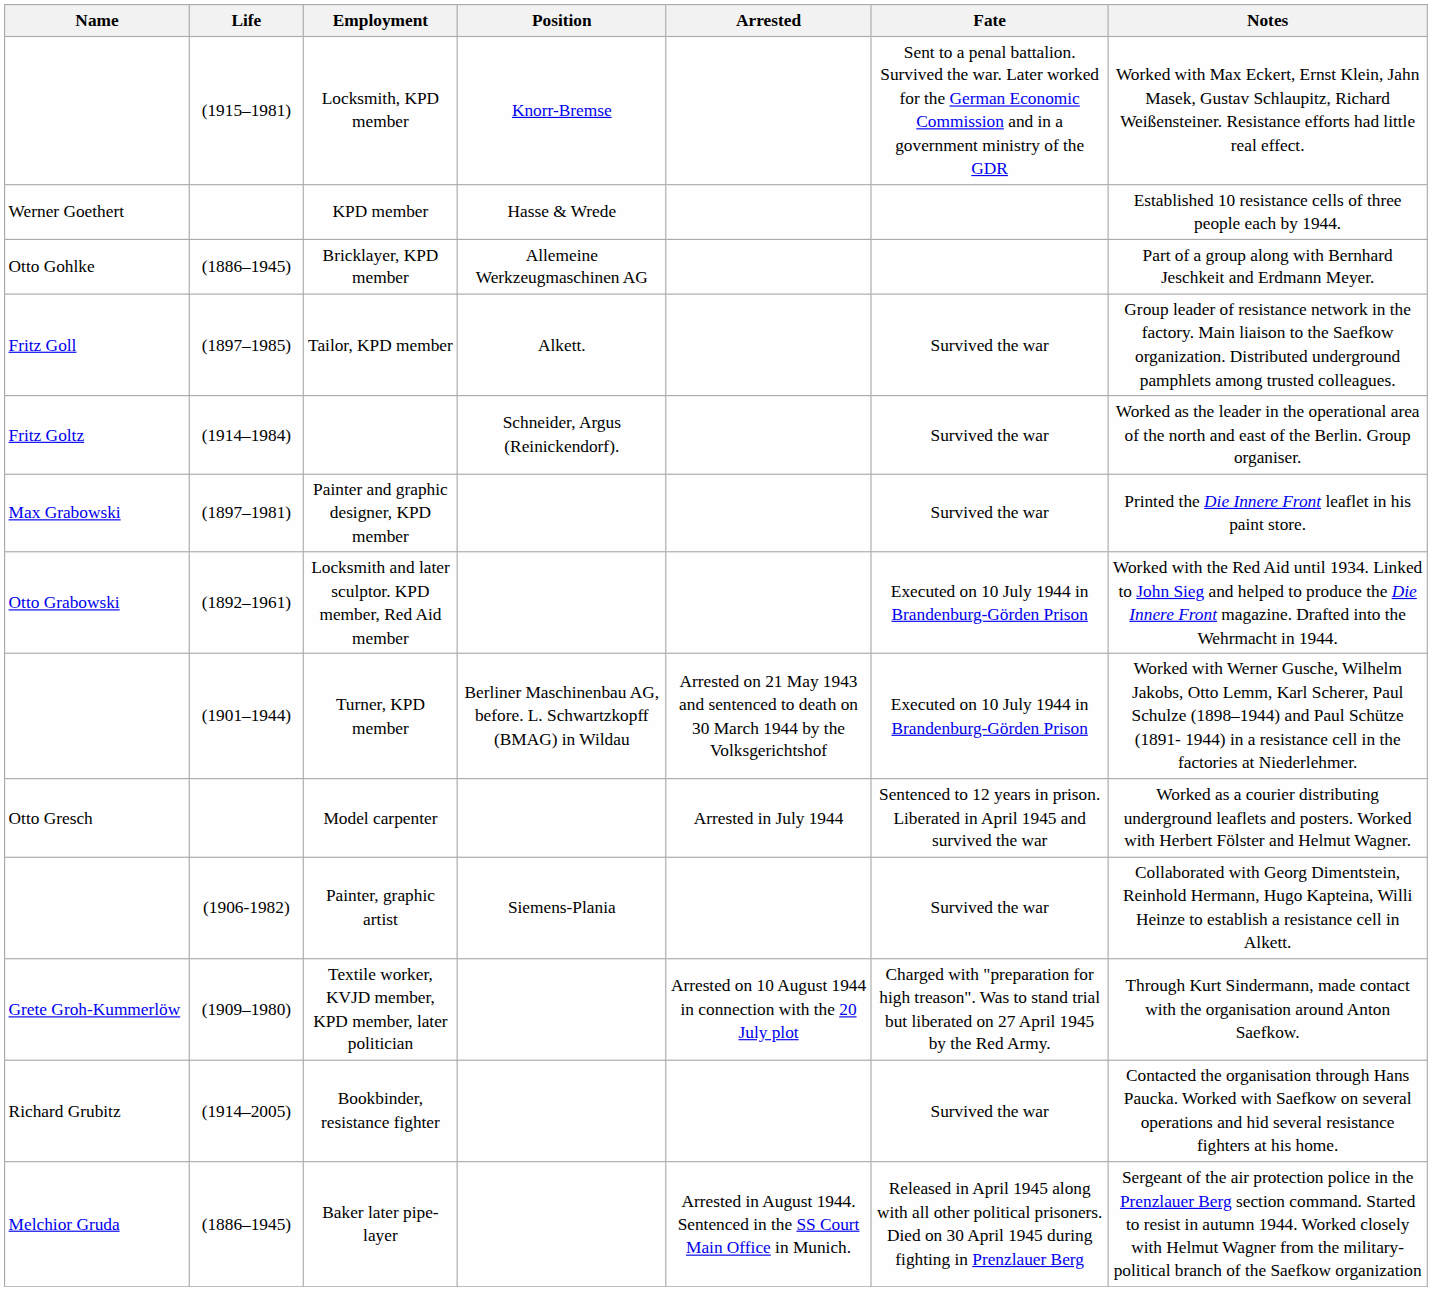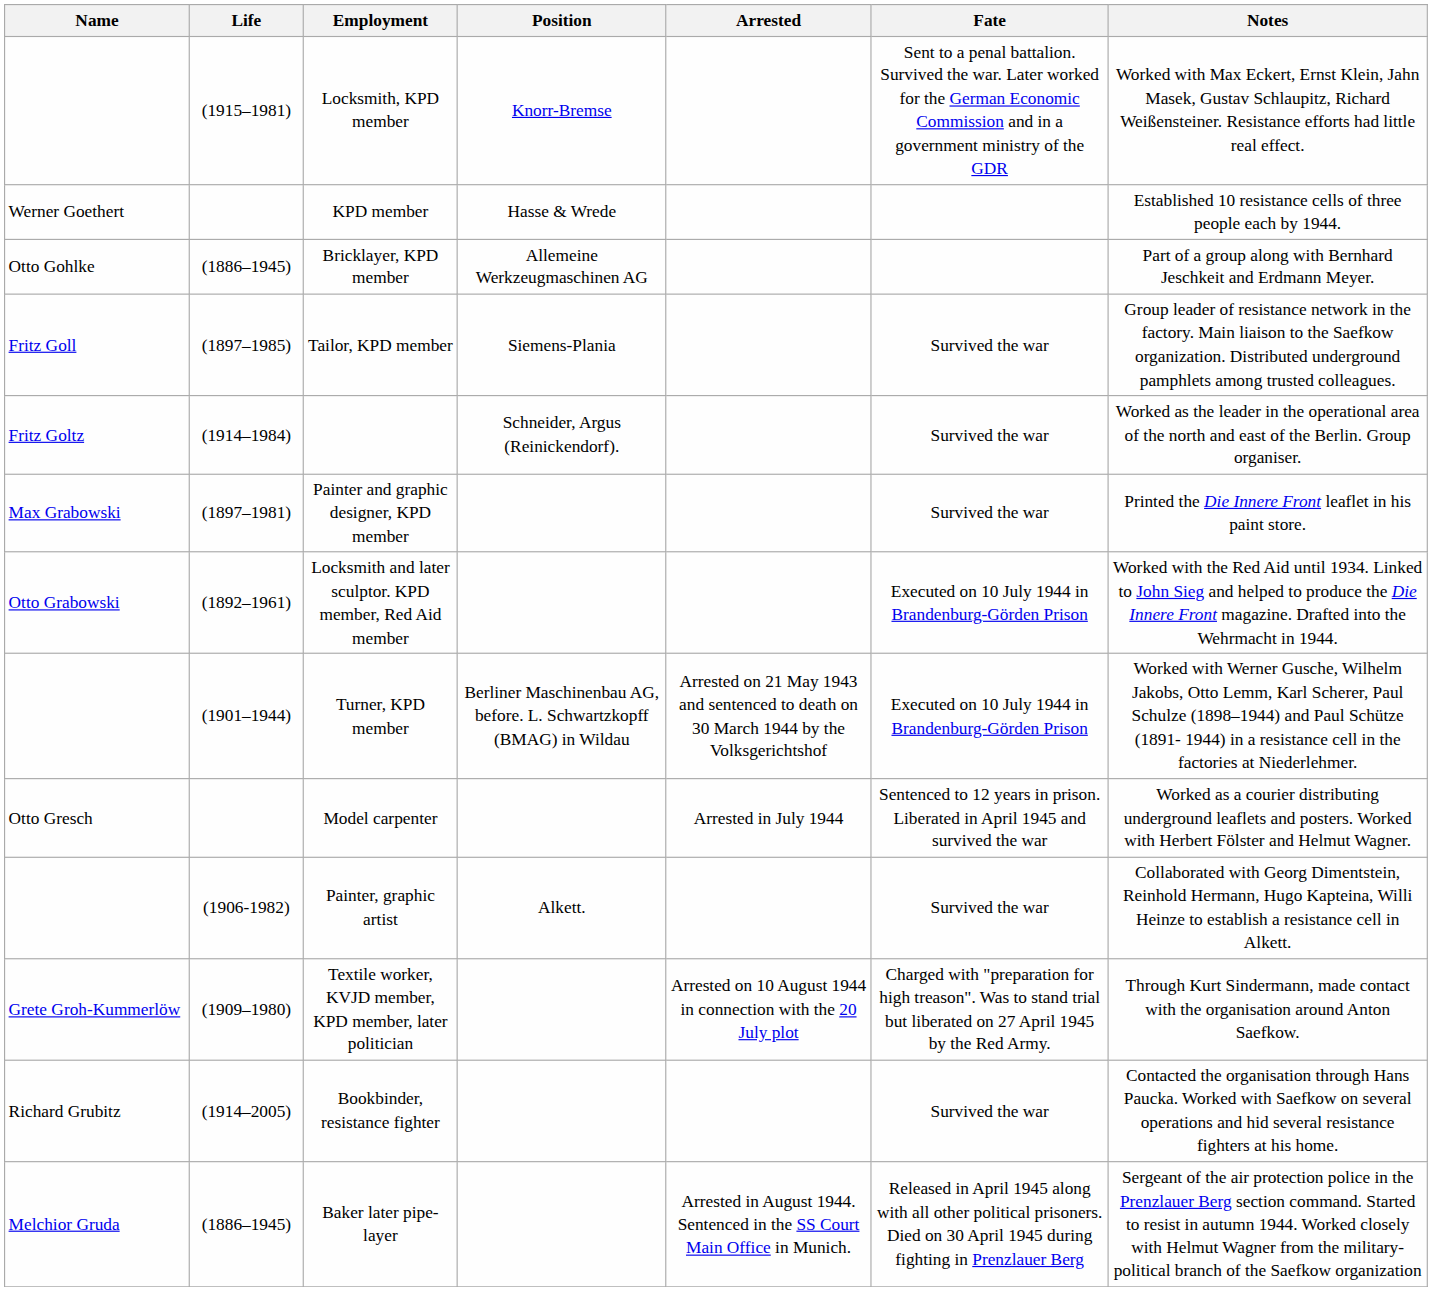(562, 344) Alkett. -> (562, 344) Siemens-Plania
(562, 907) Siemens-Plania -> (562, 907) Alkett.
